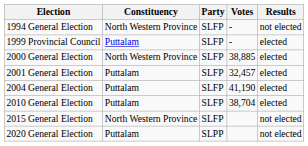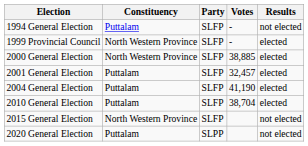(151, 27) North Western Province -> (122, 27) Puttalam
(122, 42) Puttalam -> (151, 42) North Western Province
